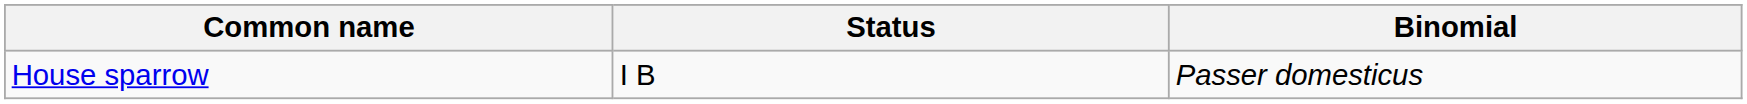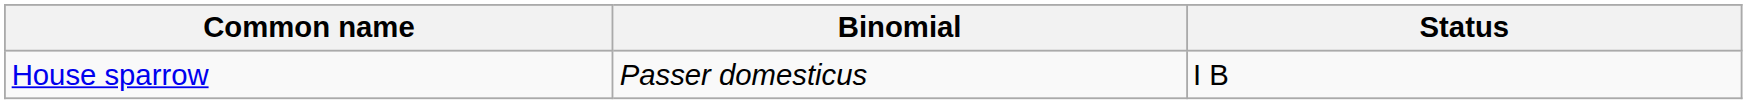columns swapped: (1456, 27) <-> (891, 27)
